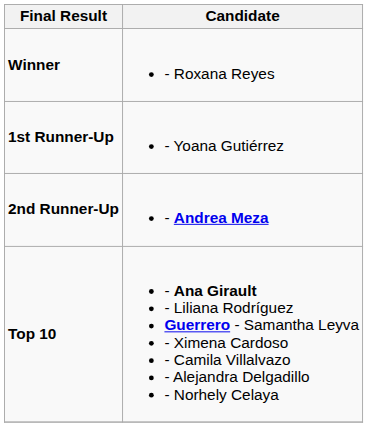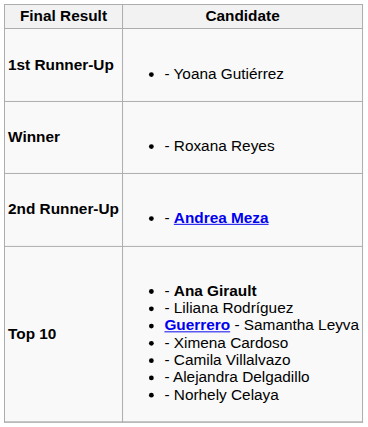rows swapped: (34, 65) <-> (61, 137)
